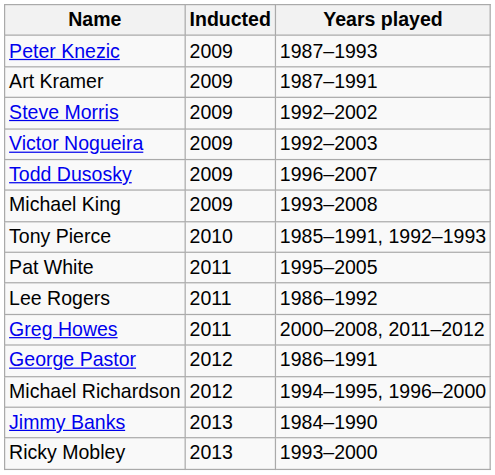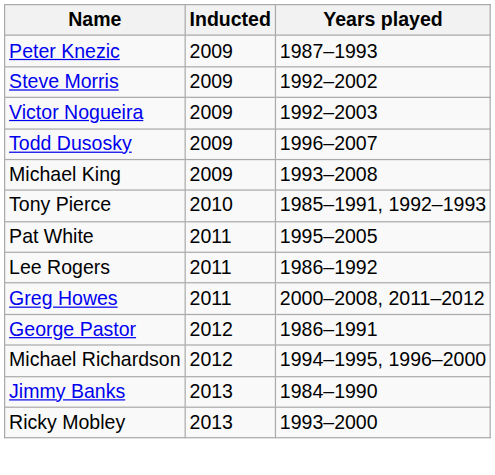- row: (56, 81)
